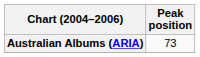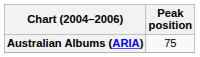(170, 43) 73 -> (170, 43) 75
